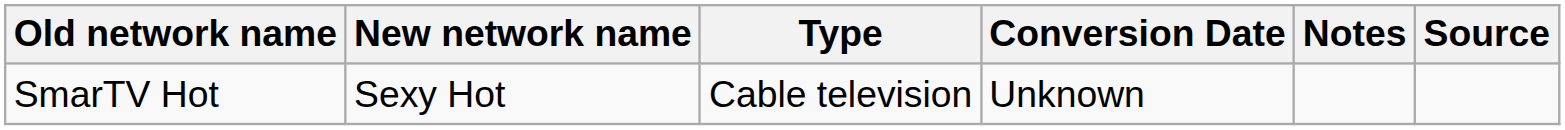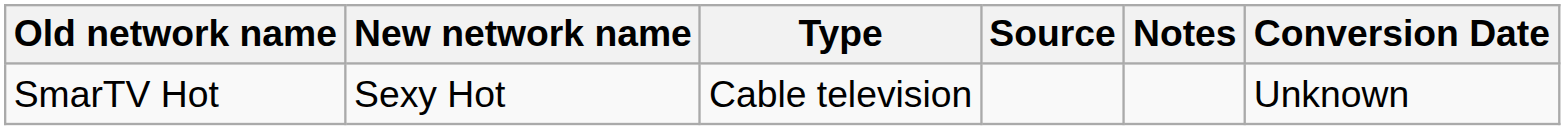columns swapped: (1137, 34) <-> (1487, 34)
